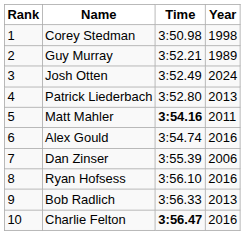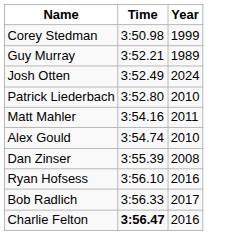- column: (23, 14)
(223, 35) 1998 -> (185, 35) 1999
(223, 96) 2013 -> (185, 96) 2010
(180, 117) bold -> (142, 117) normal
(223, 138) 2016 -> (185, 138) 2010
(223, 158) 2006 -> (185, 158) 2008
(223, 199) 2013 -> (185, 199) 2017
